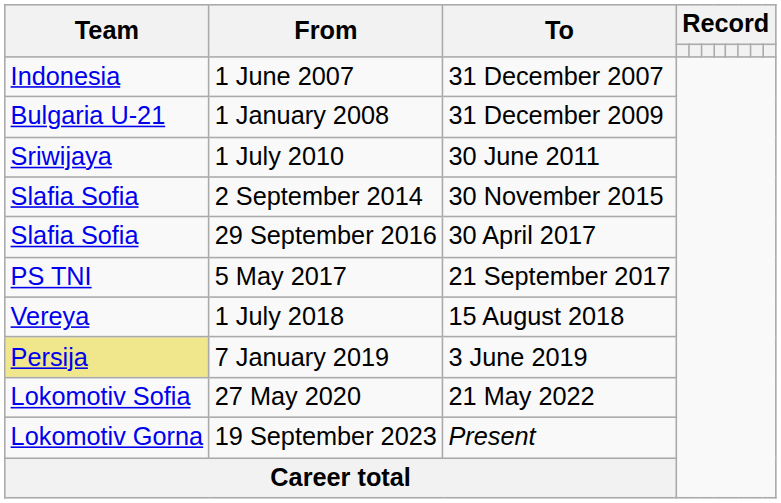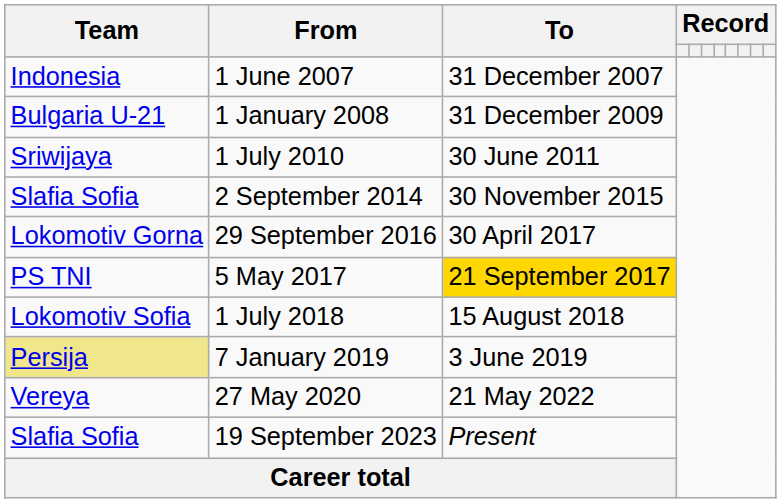(75, 236) Slafia Sofia -> (107, 236) Lokomotiv Gorna
(560, 276) no background -> (560, 276) gold background
(50, 316) Vereya -> (101, 316) Lokomotiv Sofia
(101, 397) Lokomotiv Sofia -> (50, 397) Vereya
(107, 437) Lokomotiv Gorna -> (75, 437) Slafia Sofia
